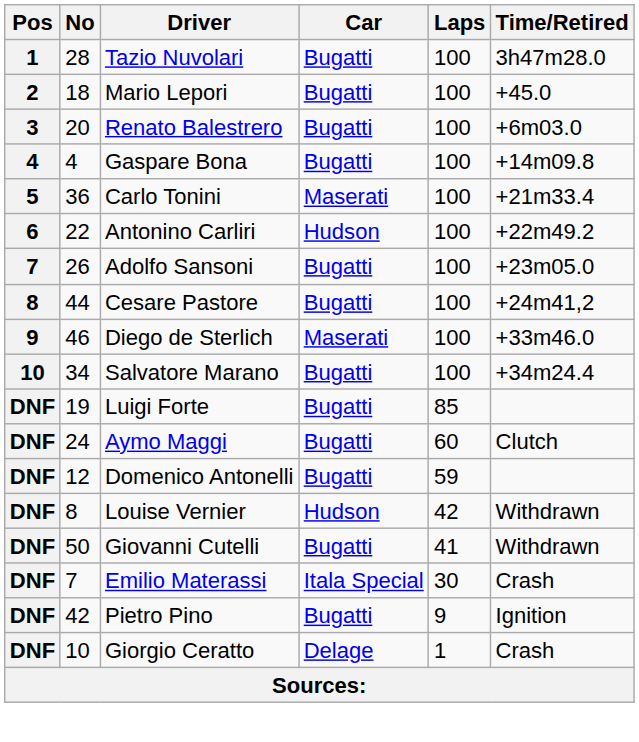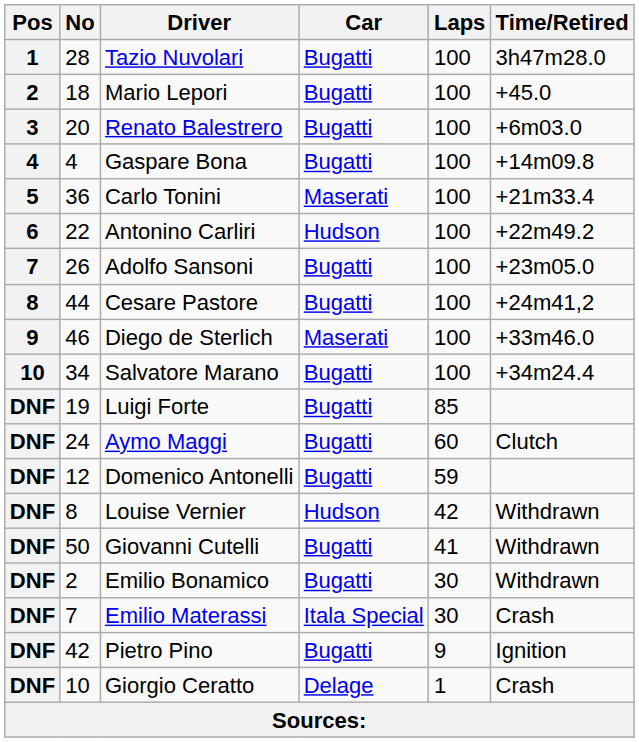+ row: (187, 581)
